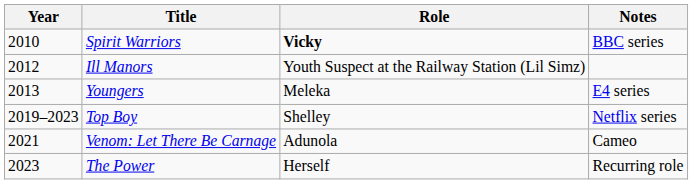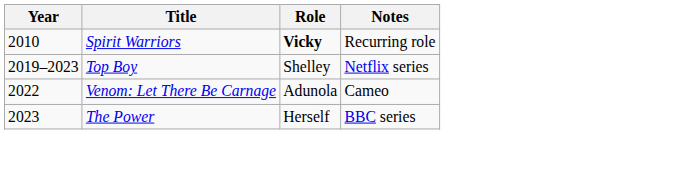(628, 41) BBC series -> (390, 41) Recurring role
- row: (119, 66)
- row: (115, 91)
(24, 141) 2021 -> (24, 91) 2022
(638, 166) Recurring role -> (380, 116) BBC series
